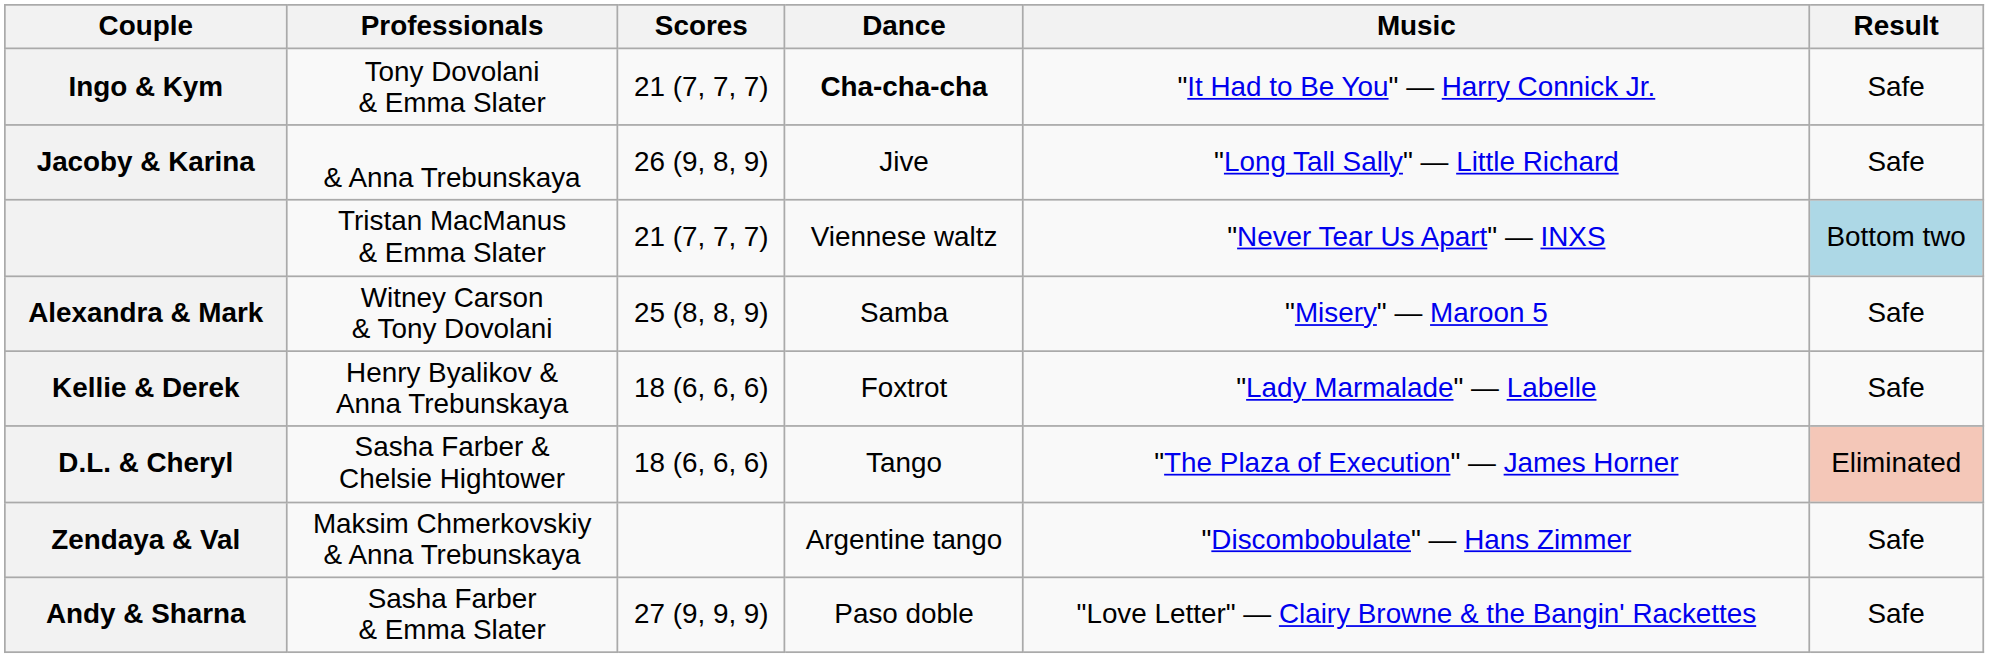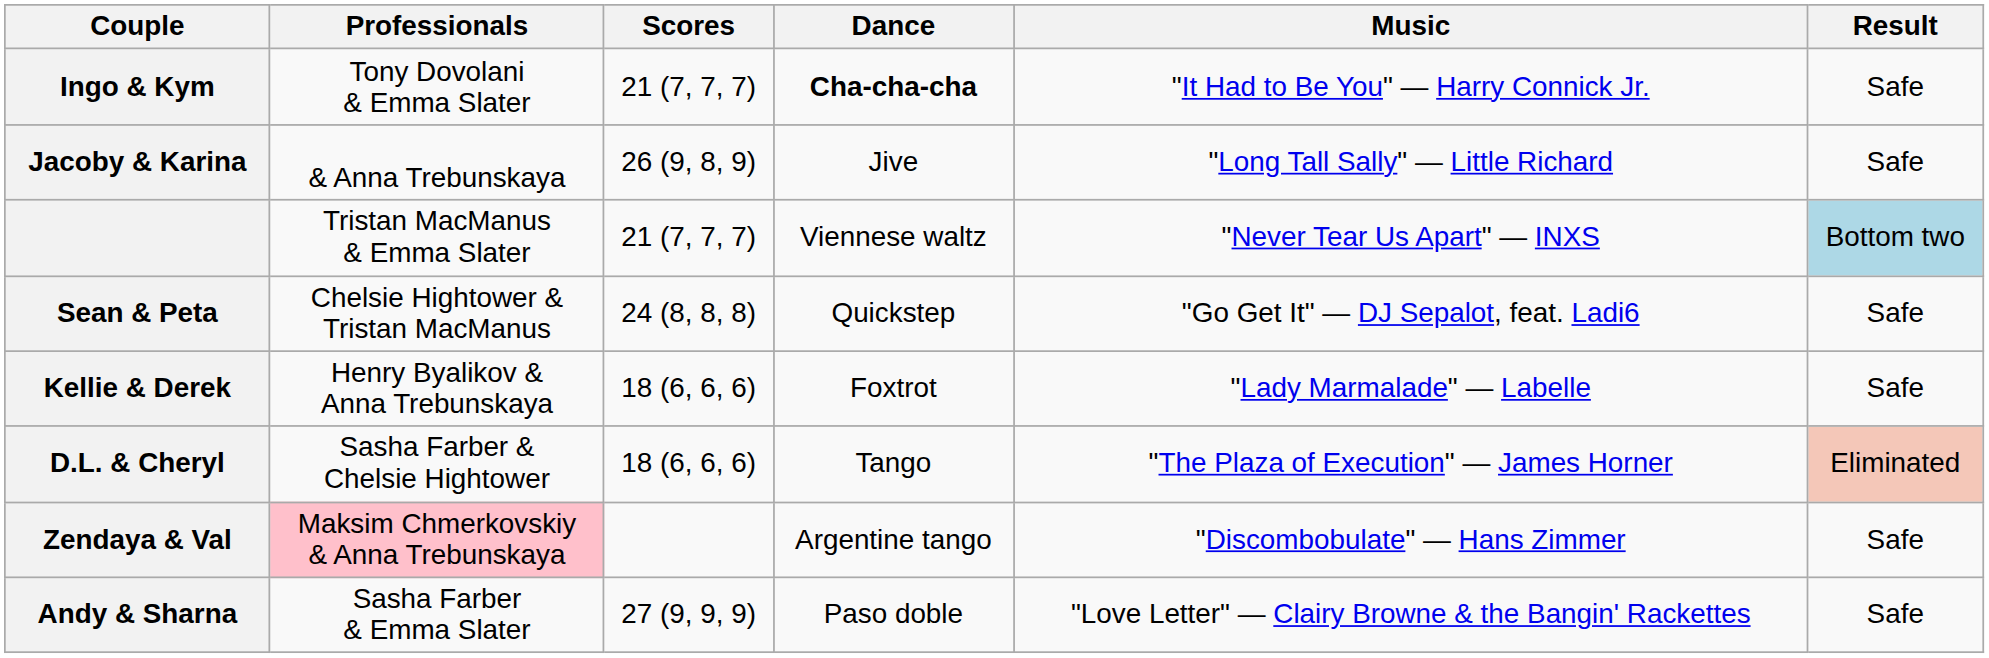- row: (146, 312)
+ row: (137, 312)
(452, 539) no background -> (437, 539) pink background
